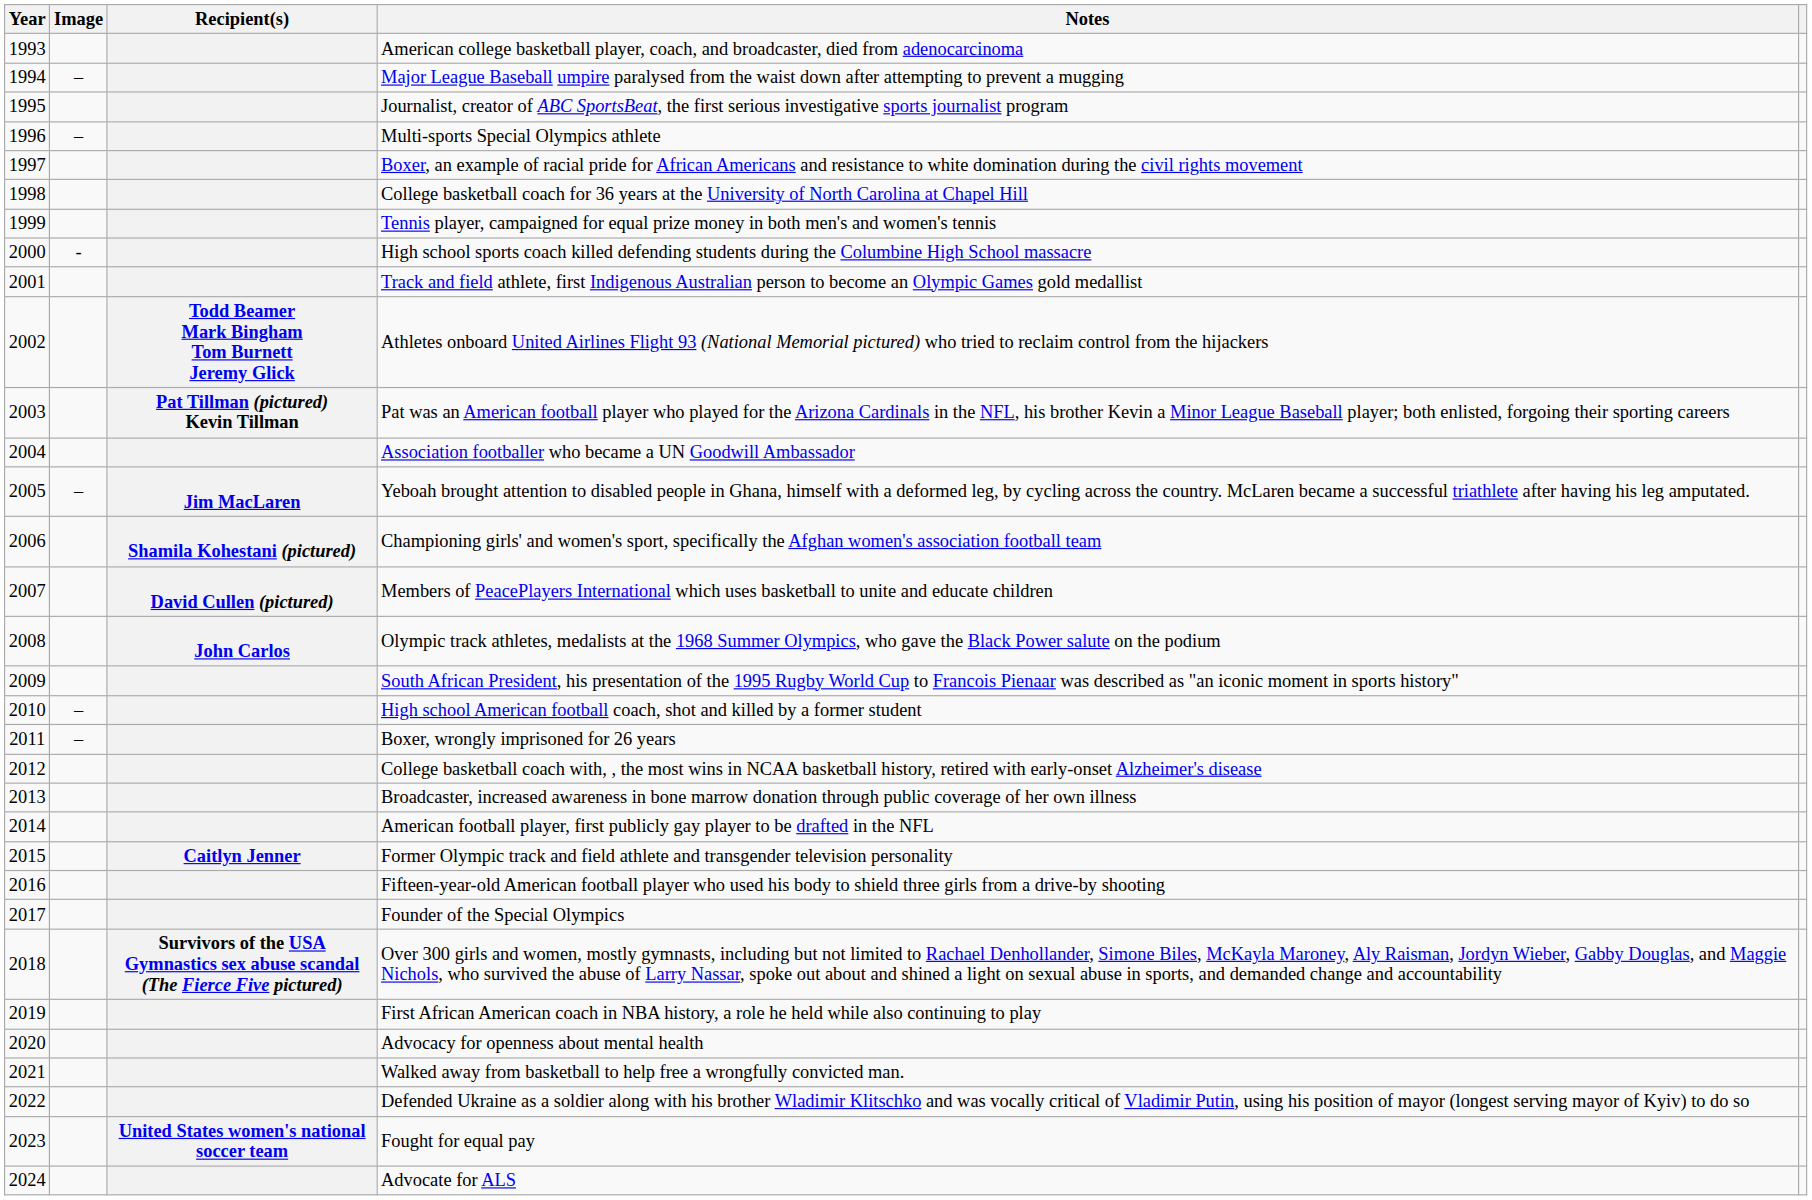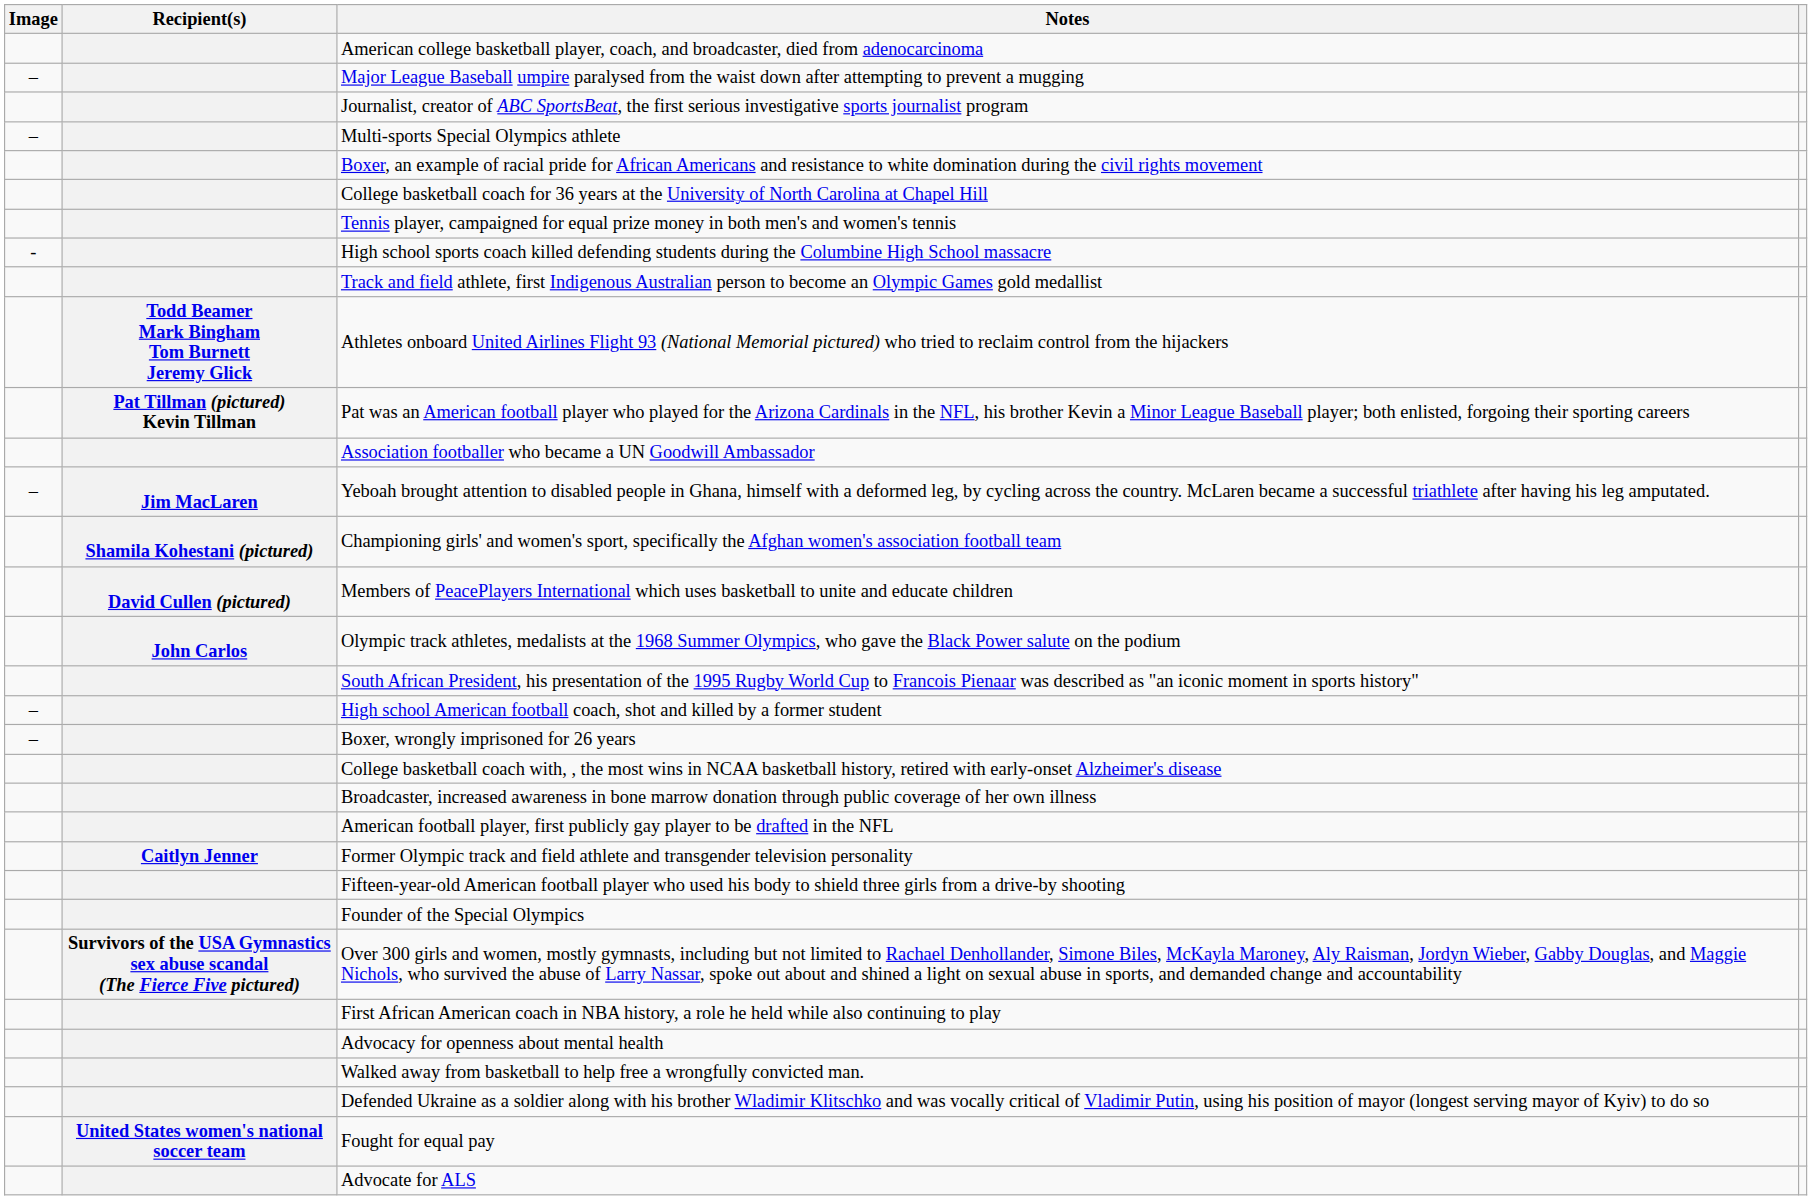- column: (27, 19)
